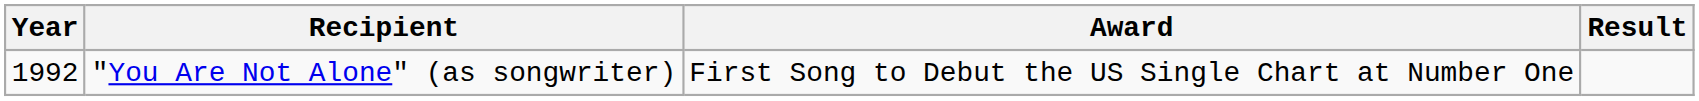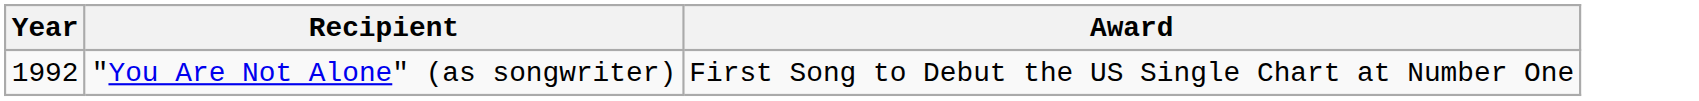- column: (1637, 28)
